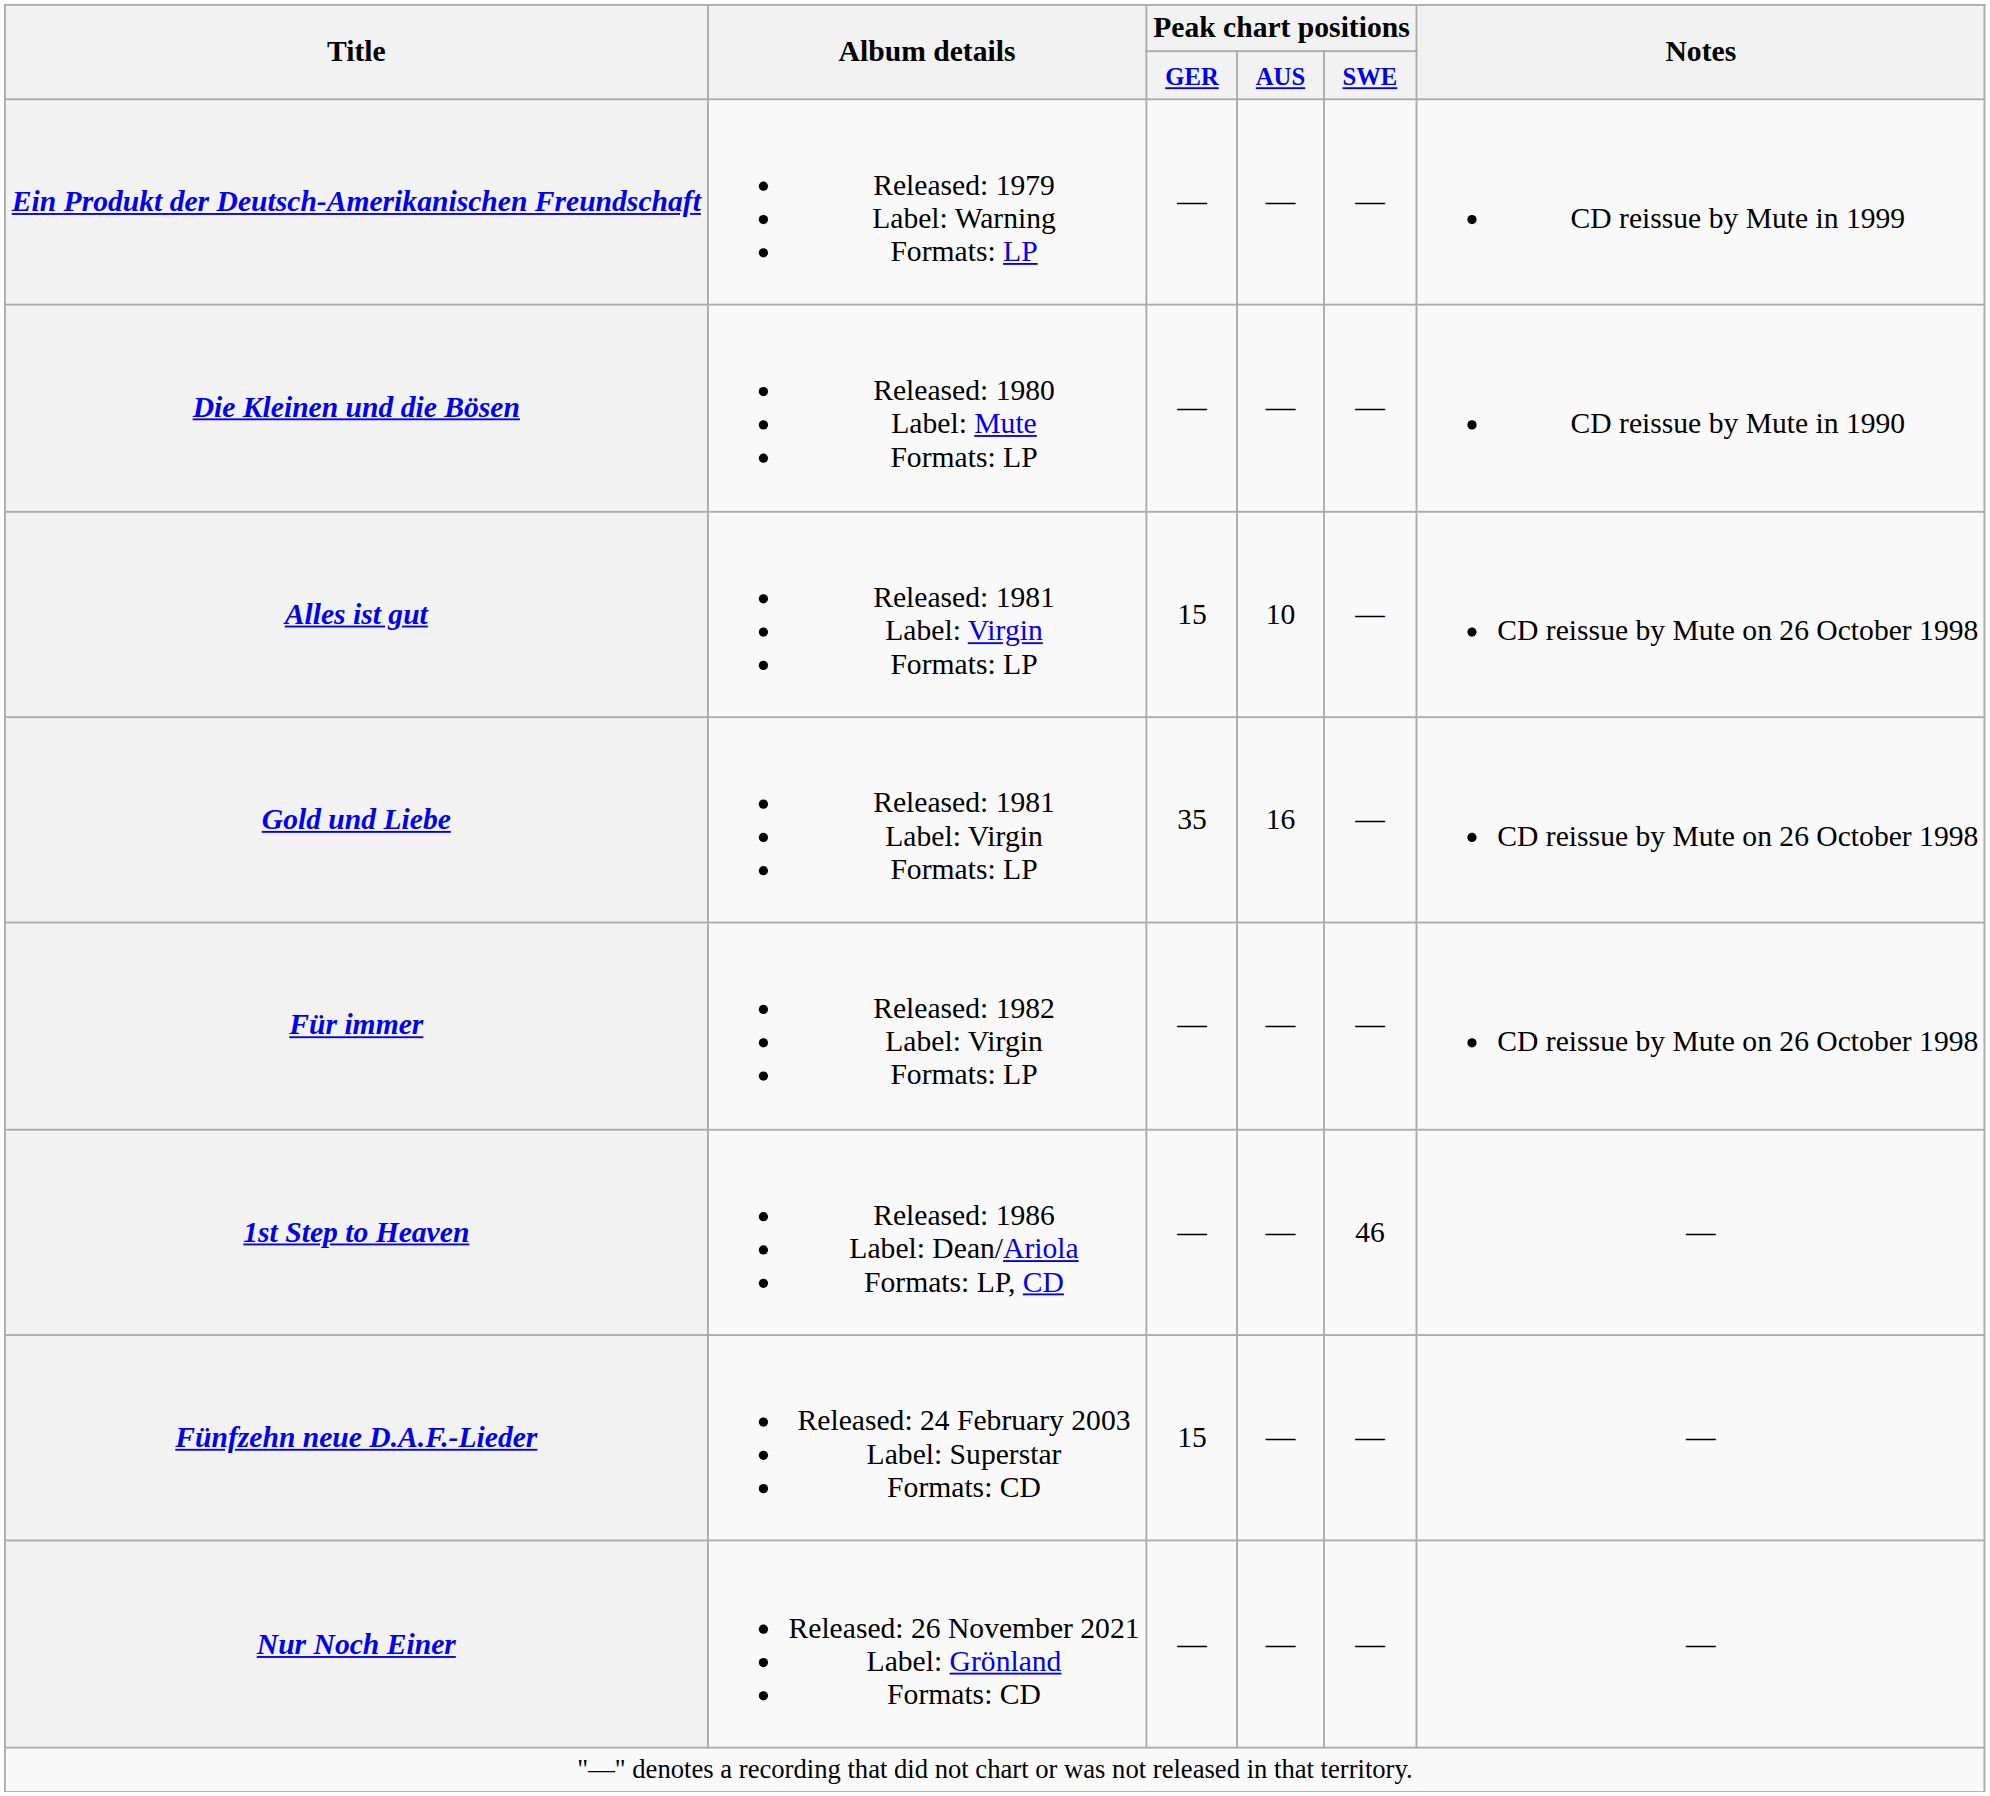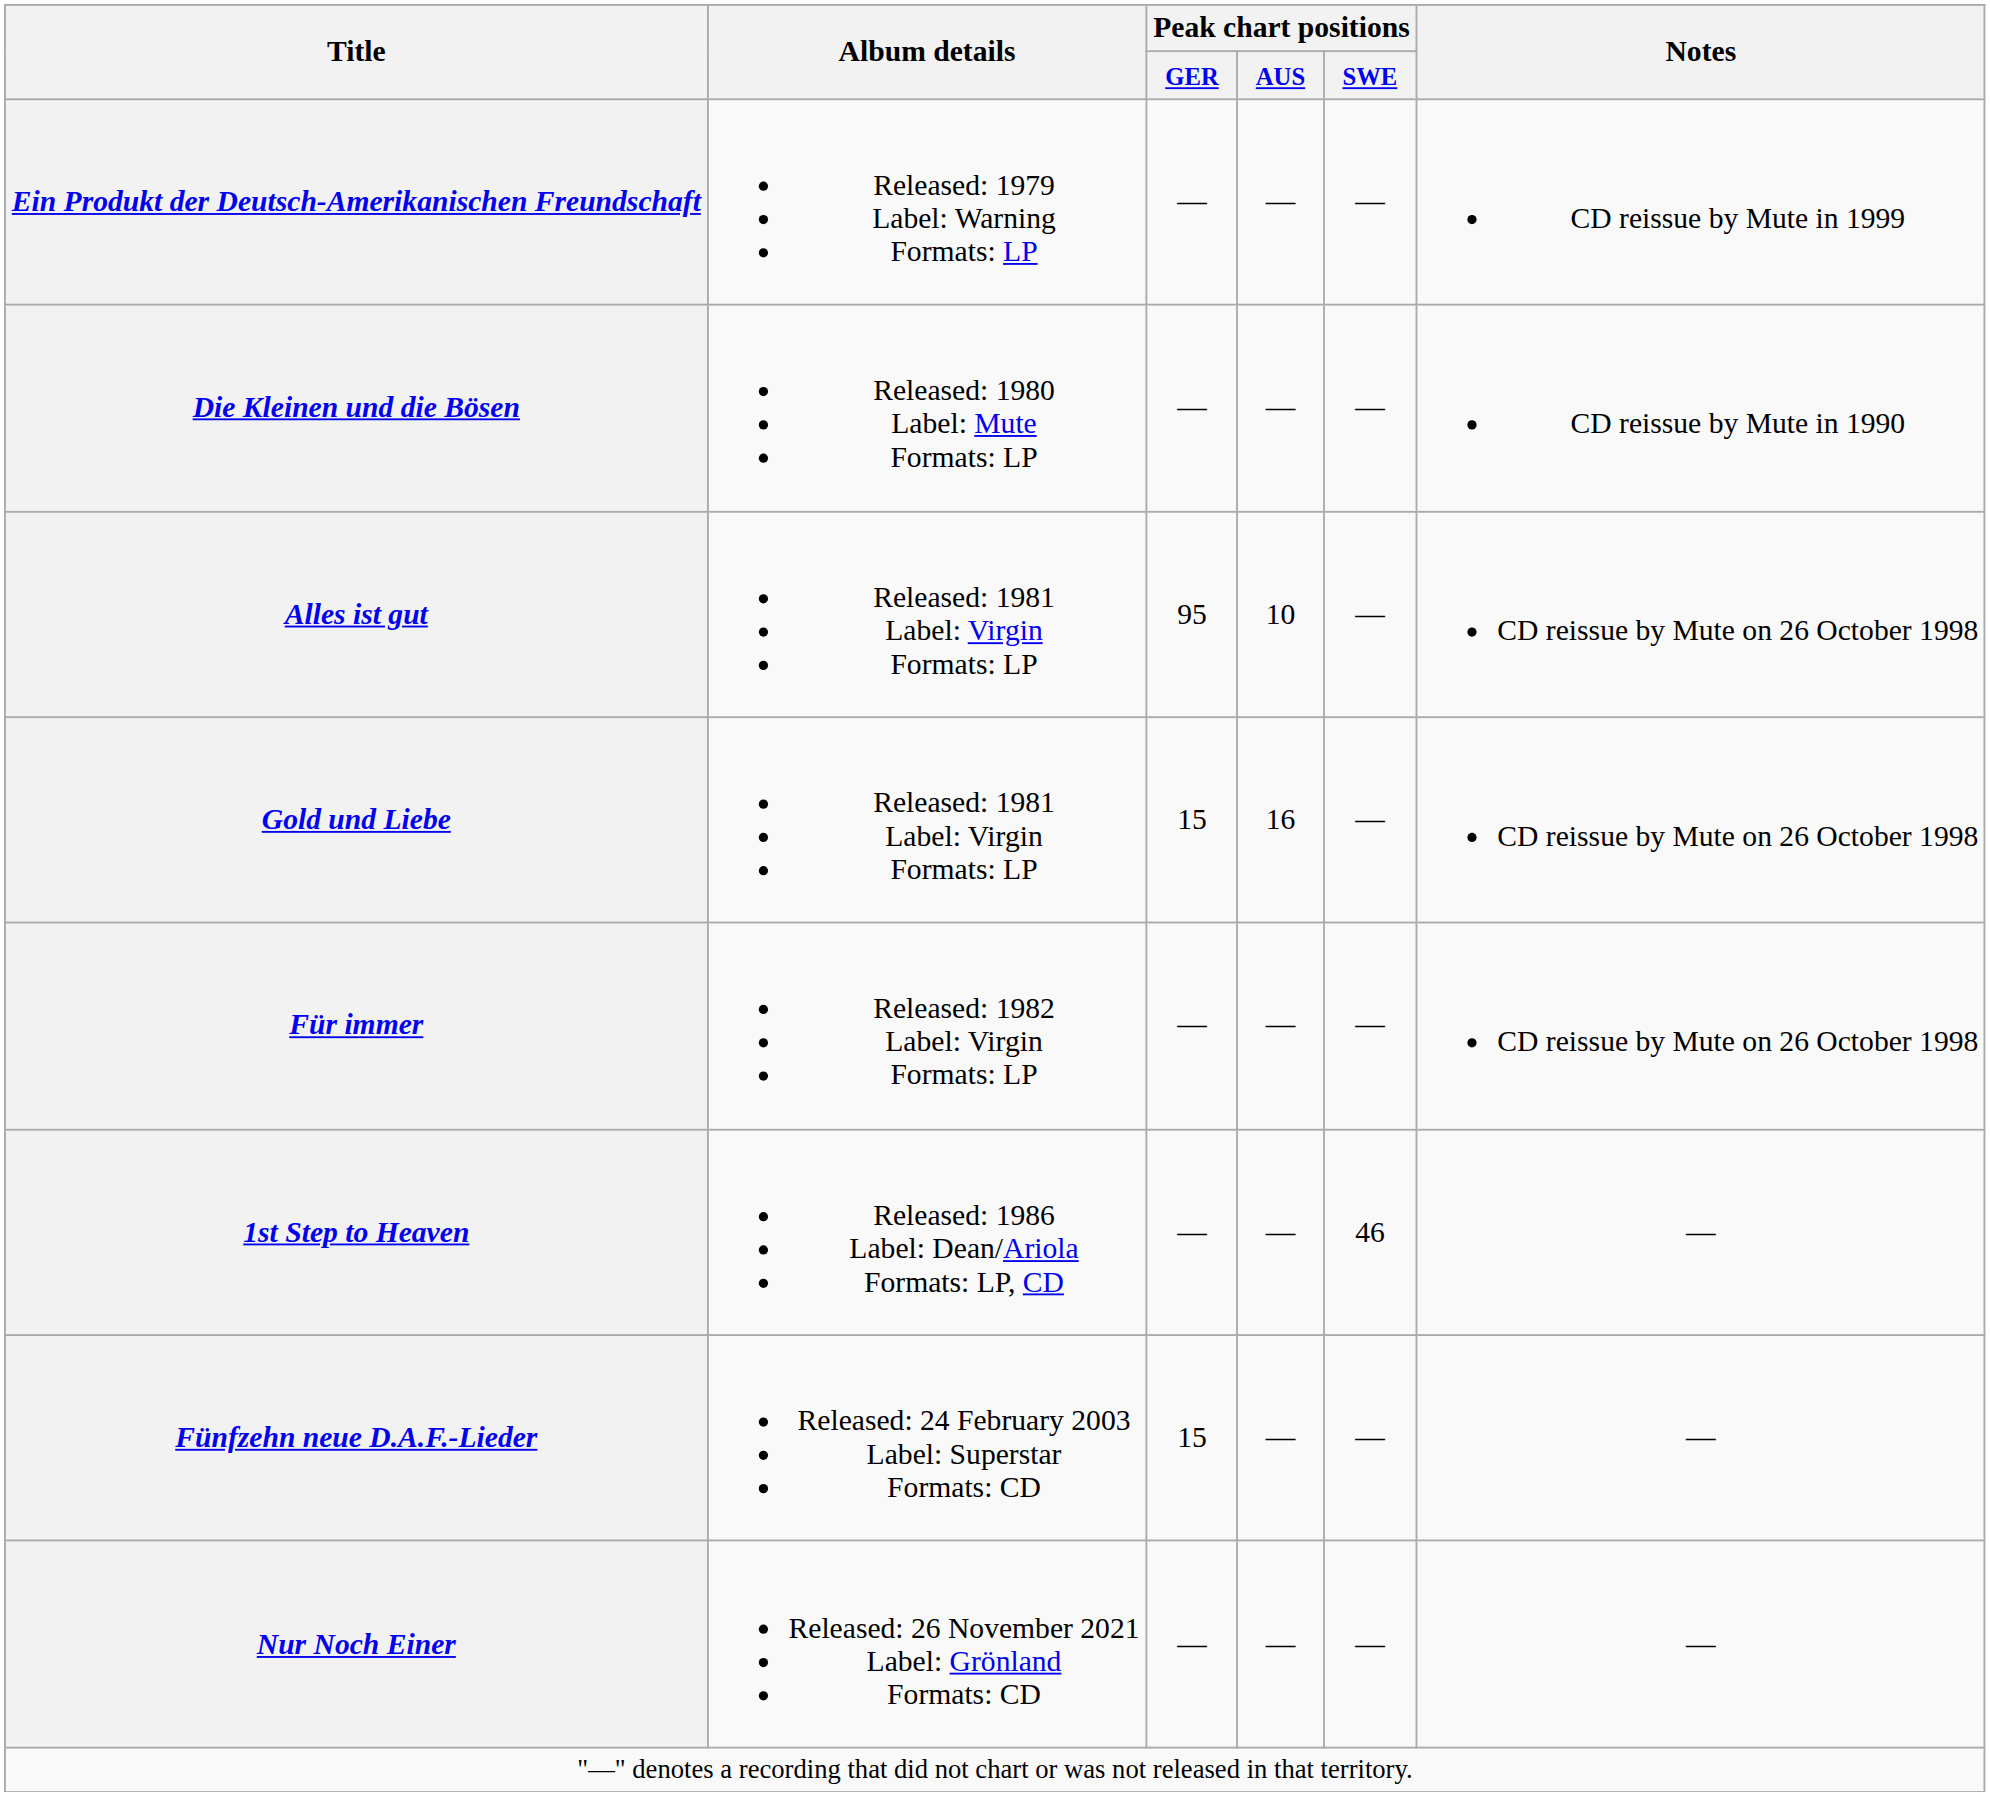(1192, 613) 15 -> (1192, 613) 95
(1192, 819) 35 -> (1192, 819) 15
